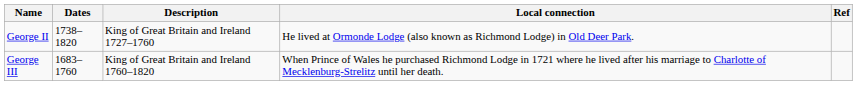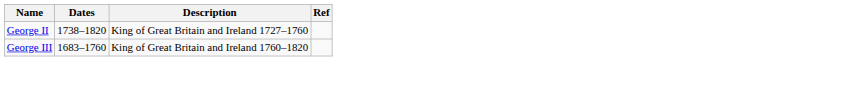- column: (555, 13)
